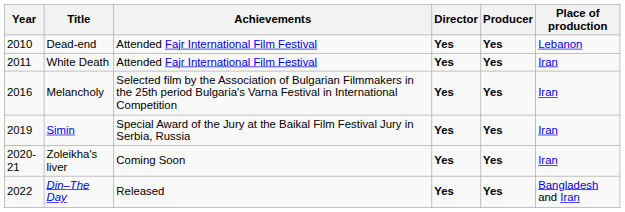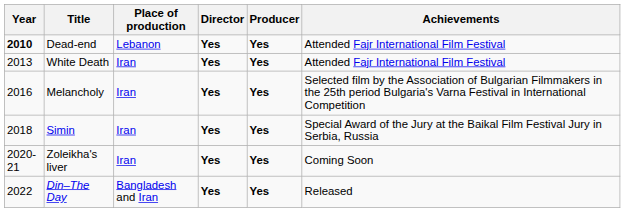columns swapped: (578, 19) <-> (273, 19)
(20, 44) normal -> (20, 44) bold
(19, 62) 2011 -> (20, 62) 2013
(20, 130) 2019 -> (20, 130) 2018
